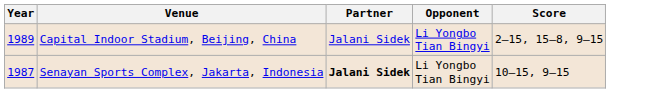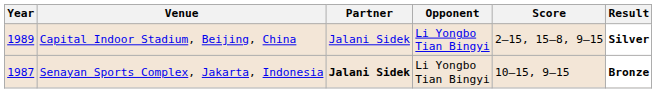+ column: (629, 14)
